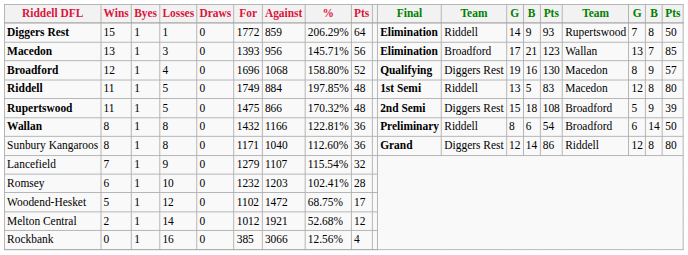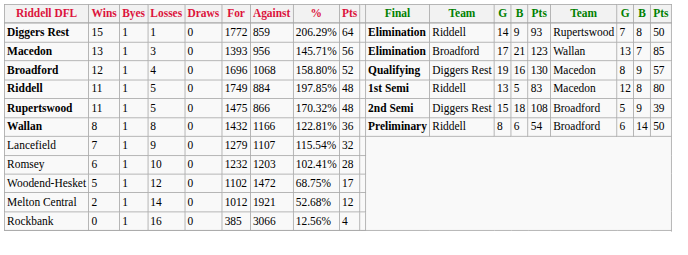- row: (53, 145)
